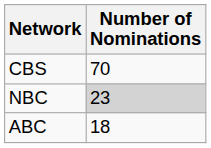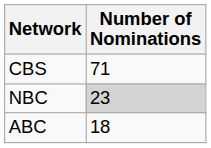(100, 68) 70 -> (100, 68) 71
